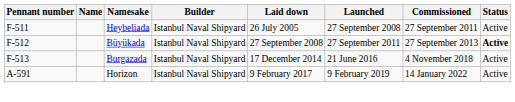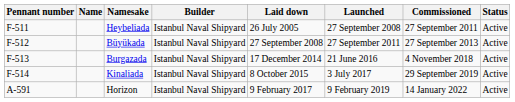(495, 43) bold -> (495, 43) normal
+ row: (125, 74)
